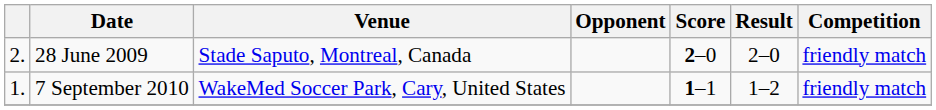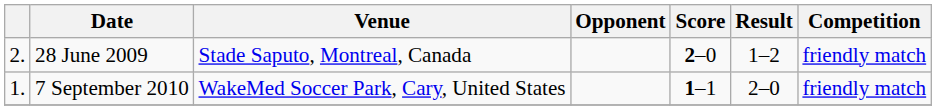(764, 54) 2–0 -> (764, 54) 1–2
(764, 88) 1–2 -> (764, 88) 2–0
